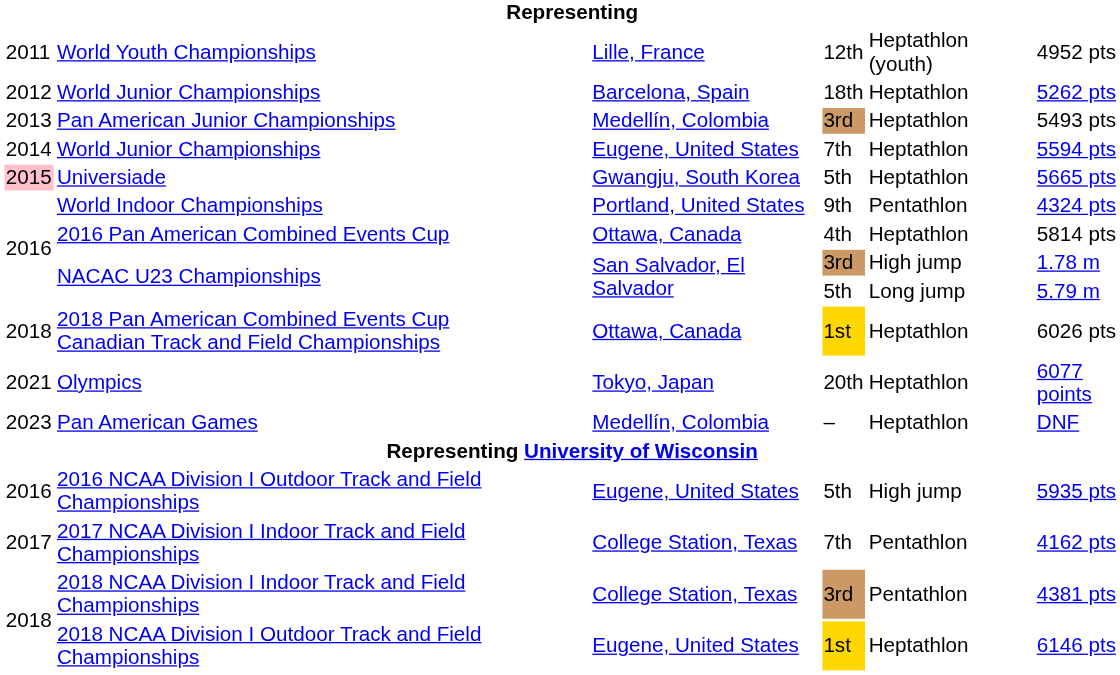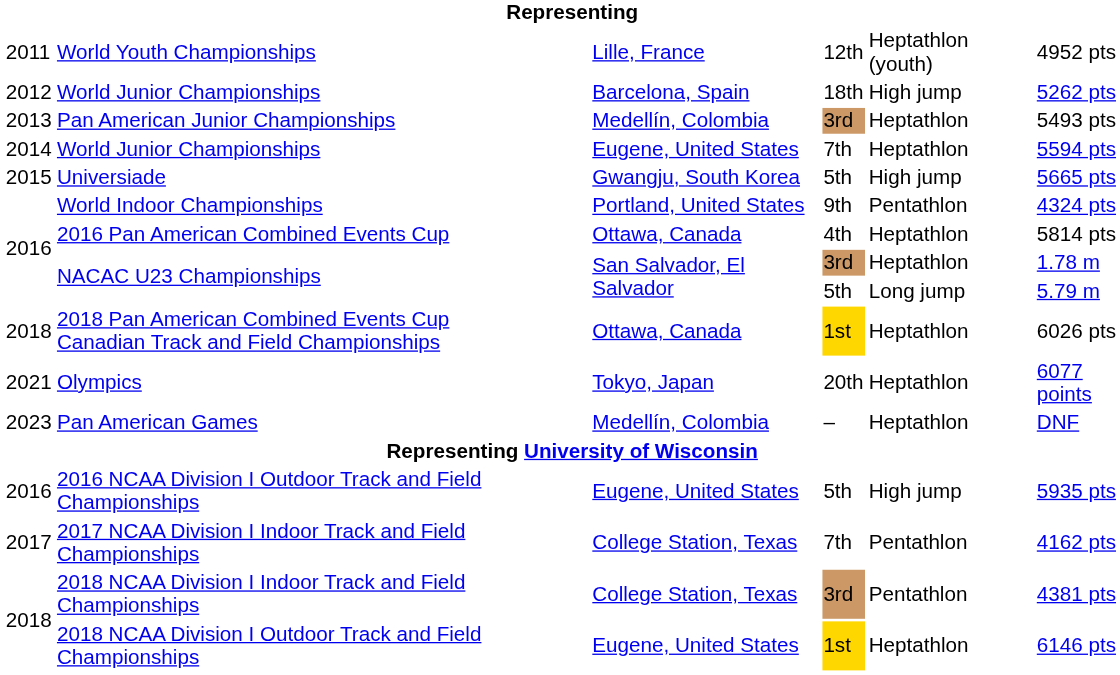(919, 92) Heptathlon -> (915, 92) High jump
(29, 177) pink background -> (29, 177) no background
(919, 177) Heptathlon -> (915, 177) High jump
(915, 262) High jump -> (919, 262) Heptathlon
